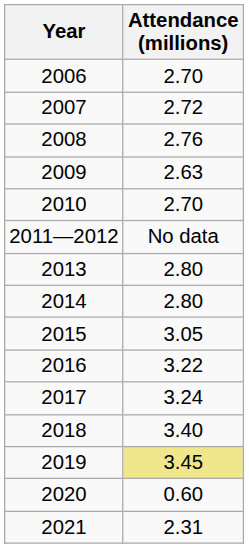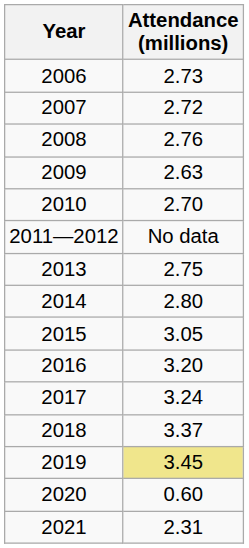(183, 75) 2.70 -> (183, 75) 2.73
(183, 269) 2.80 -> (183, 269) 2.75
(183, 365) 3.22 -> (183, 365) 3.20
(183, 430) 3.40 -> (183, 430) 3.37
